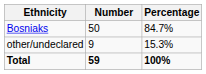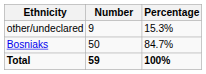rows swapped: (27, 28) <-> (45, 45)
